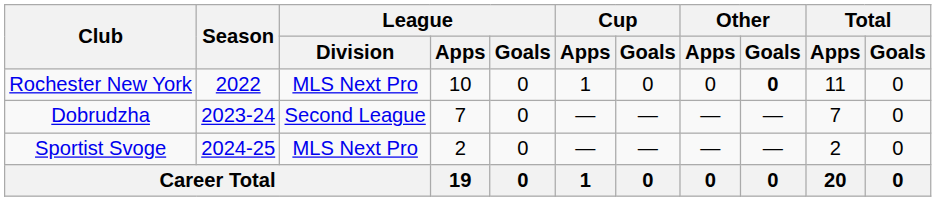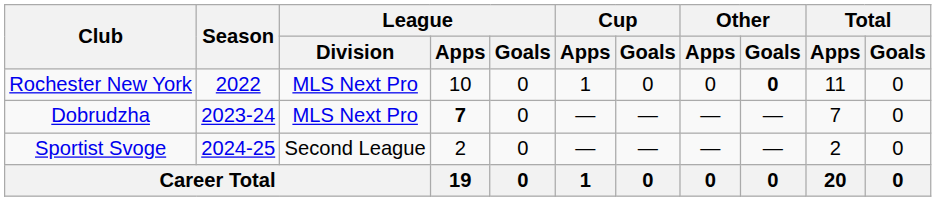(355, 116) Second League -> (355, 116) MLS Next Pro
(460, 116) normal -> (460, 116) bold
(355, 148) MLS Next Pro -> (355, 148) Second League
